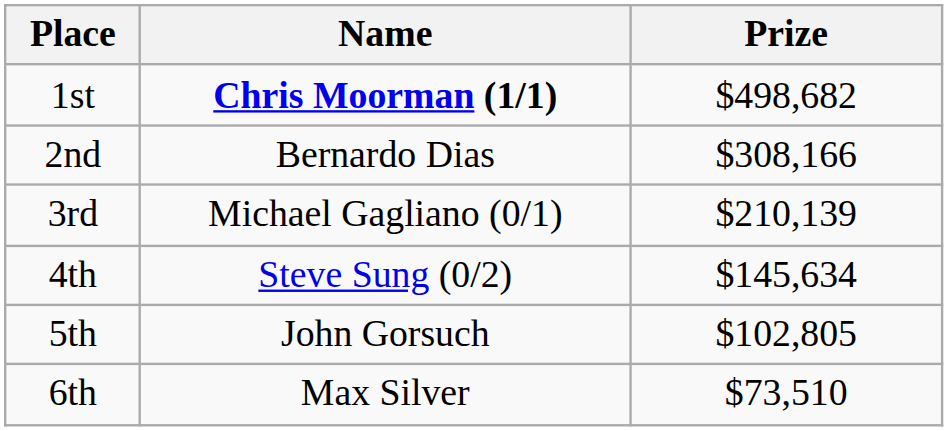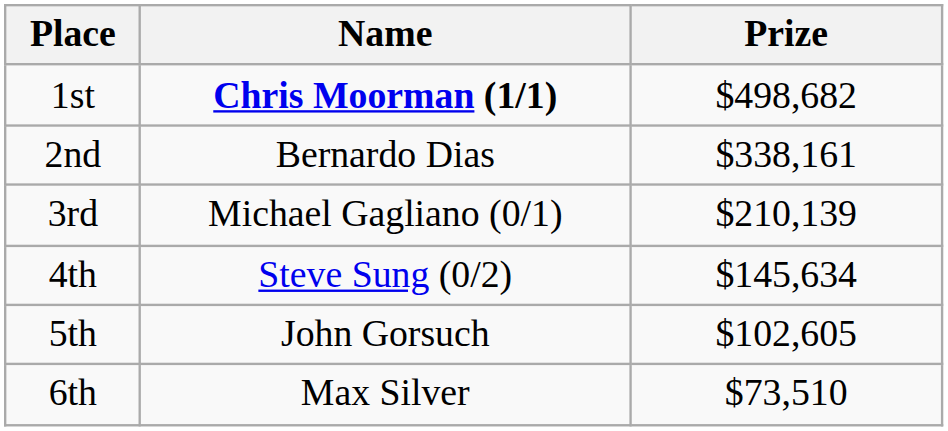(786, 154) $308,166 -> (786, 154) $338,161
(786, 333) $102,805 -> (786, 333) $102,605
